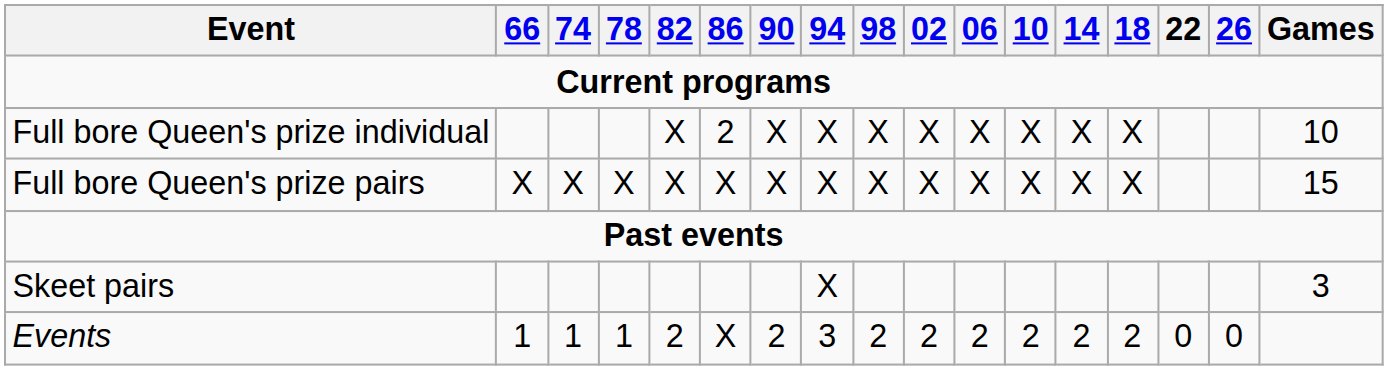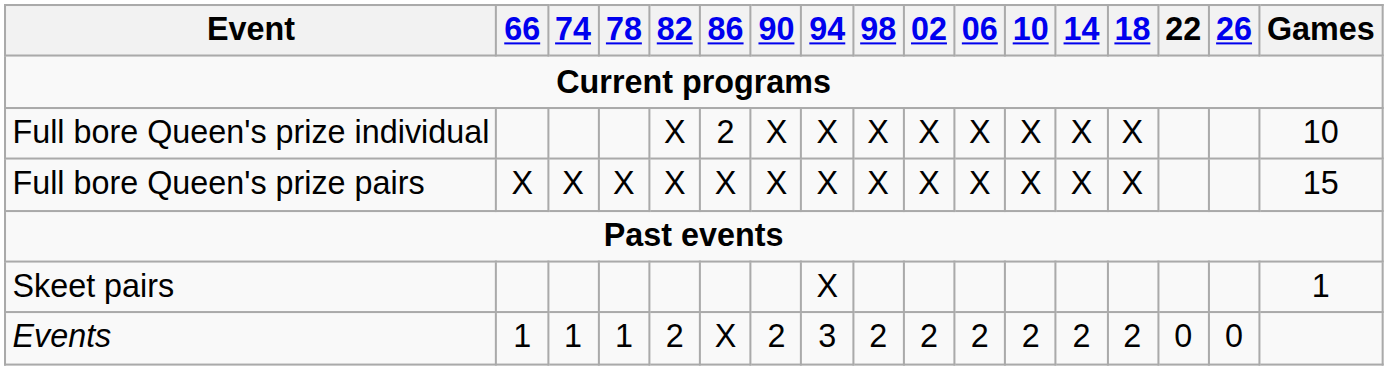(1321, 286) 3 -> (1321, 286) 1
